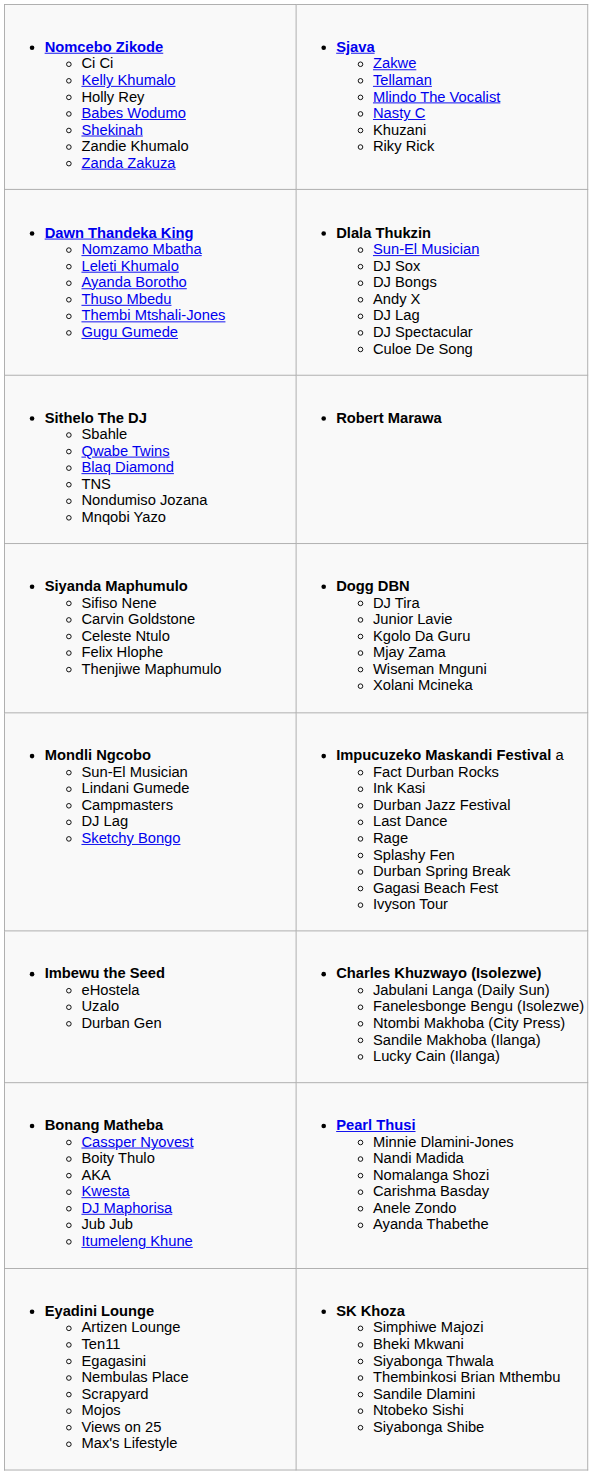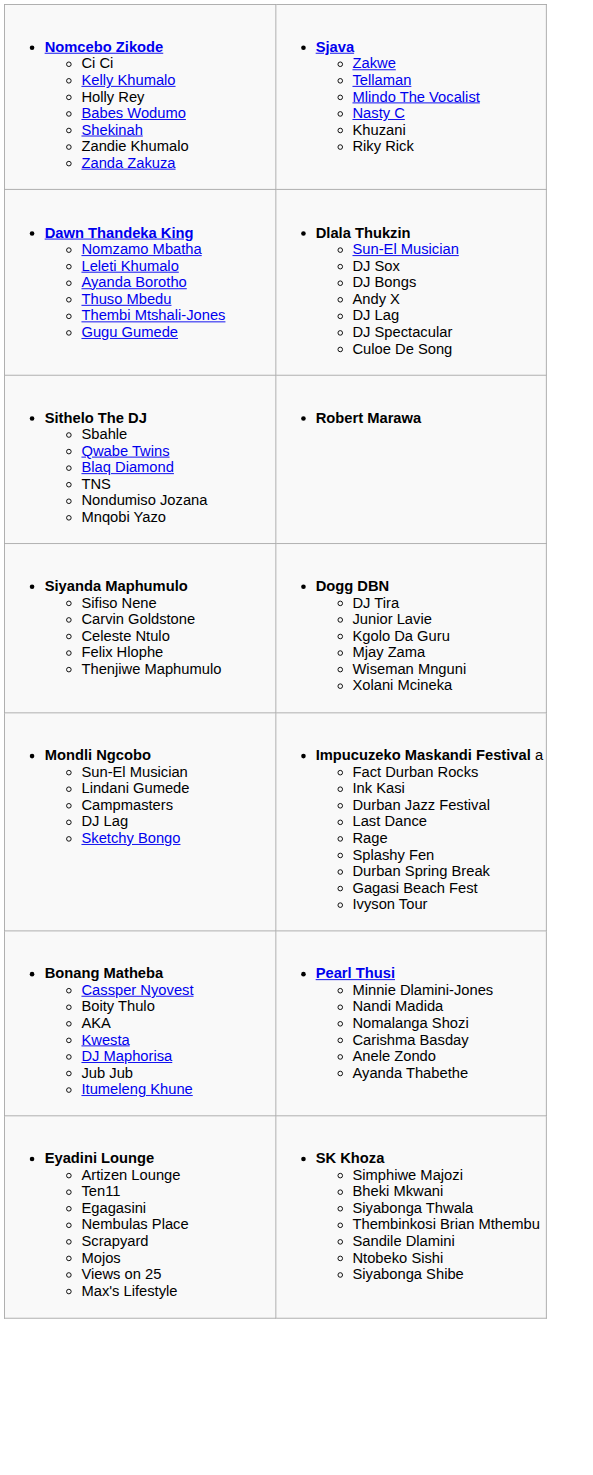- row: (150, 999)
